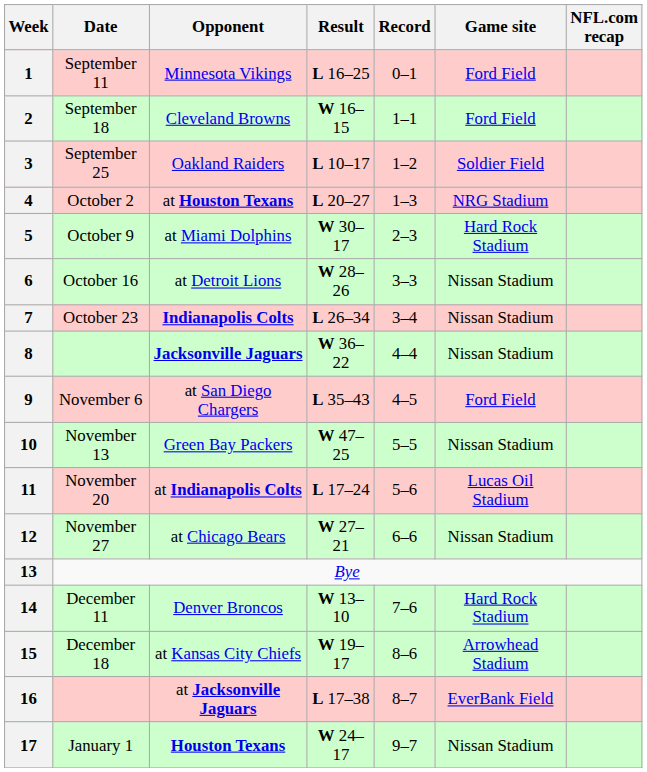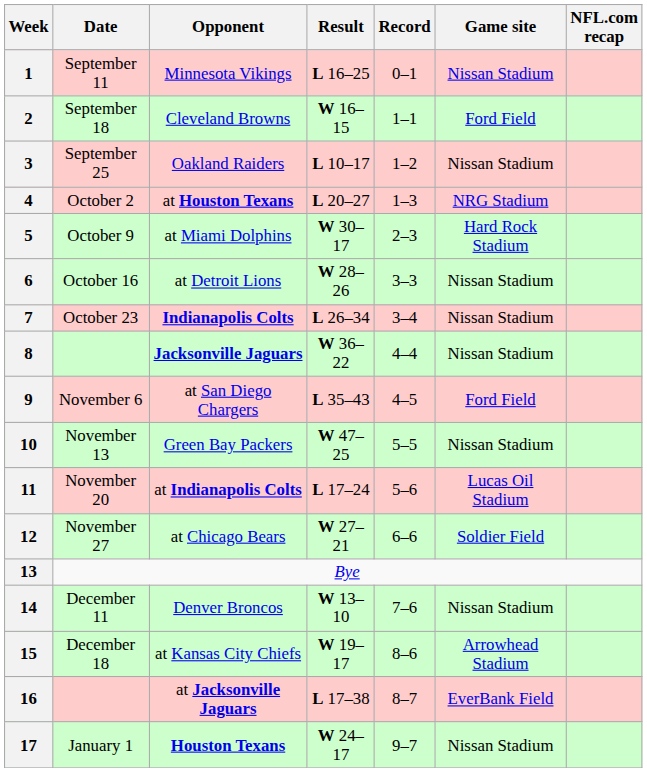(501, 72) Ford Field -> (501, 72) Nissan Stadium
(501, 163) Soldier Field -> (501, 163) Nissan Stadium
(501, 535) Nissan Stadium -> (501, 535) Soldier Field
(501, 608) Hard Rock Stadium -> (501, 608) Nissan Stadium
